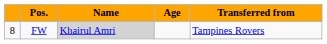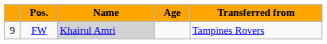(12, 30) 8 -> (12, 30) 9
